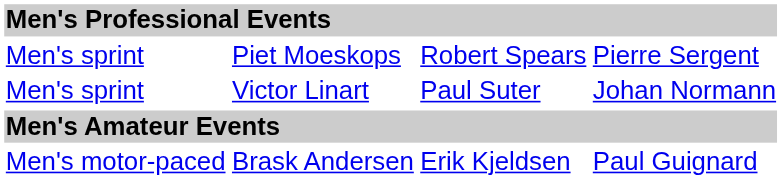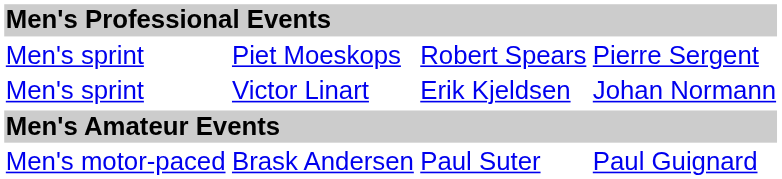(480, 90) Paul Suter -> (495, 90) Erik Kjeldsen
(495, 161) Erik Kjeldsen -> (480, 161) Paul Suter
